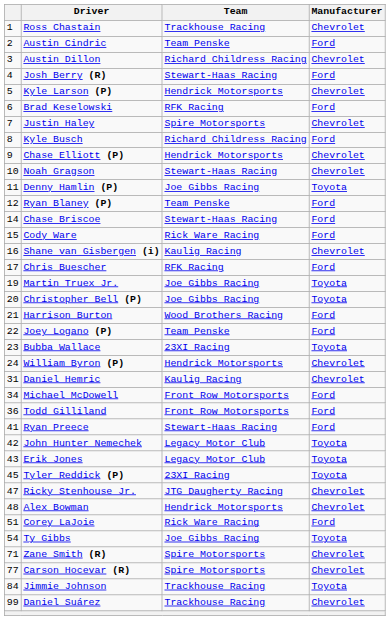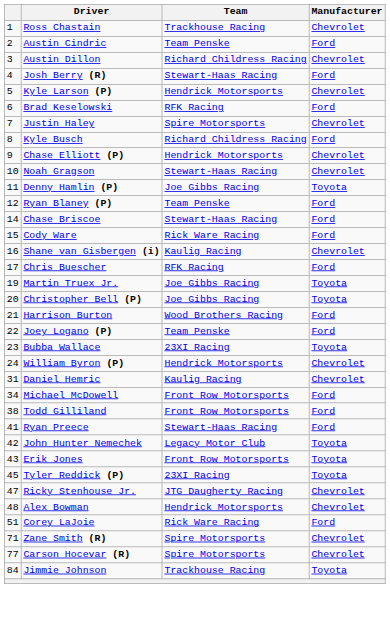(13, 411) 36 -> (13, 411) 38
(215, 459) Legacy Motor Club -> (227, 459) Front Row Motorsports
- row: (47, 539)
- row: (62, 603)
